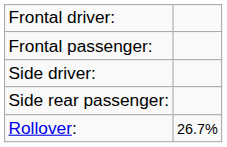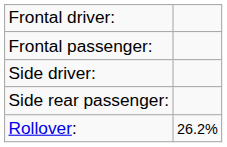(197, 128) 26.7% -> (197, 128) 26.2%
